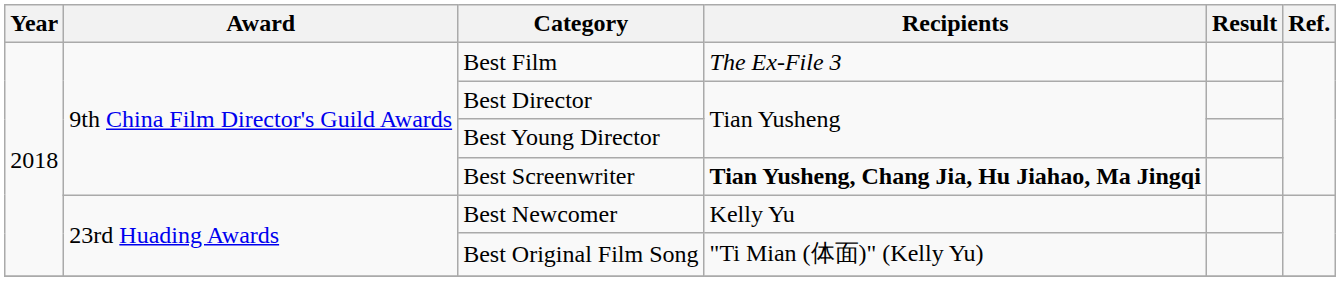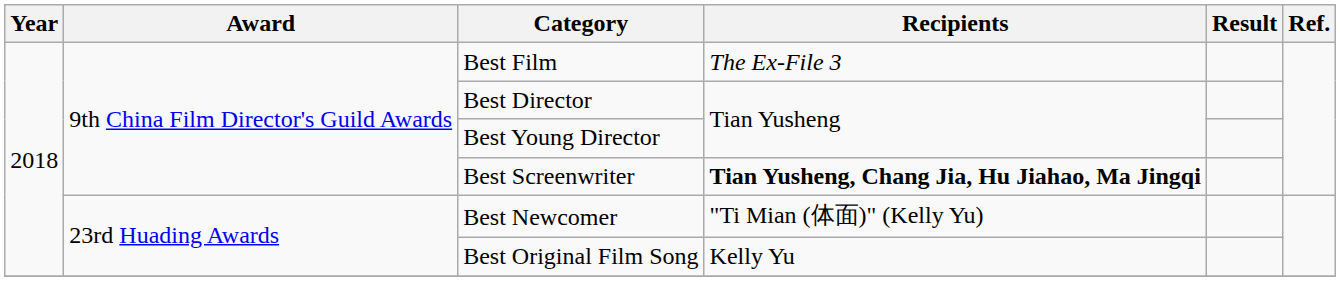(752, 213) Kelly Yu -> (847, 215) "Ti Mian (体面)" (Kelly Yu)
(847, 253) "Ti Mian (体面)" (Kelly Yu) -> (752, 256) Kelly Yu
